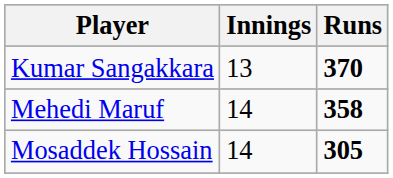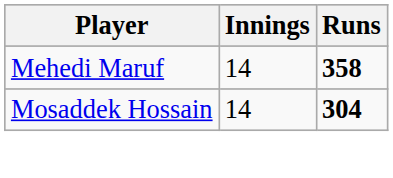- row: (112, 67)
(343, 151) 305 -> (342, 109) 304
